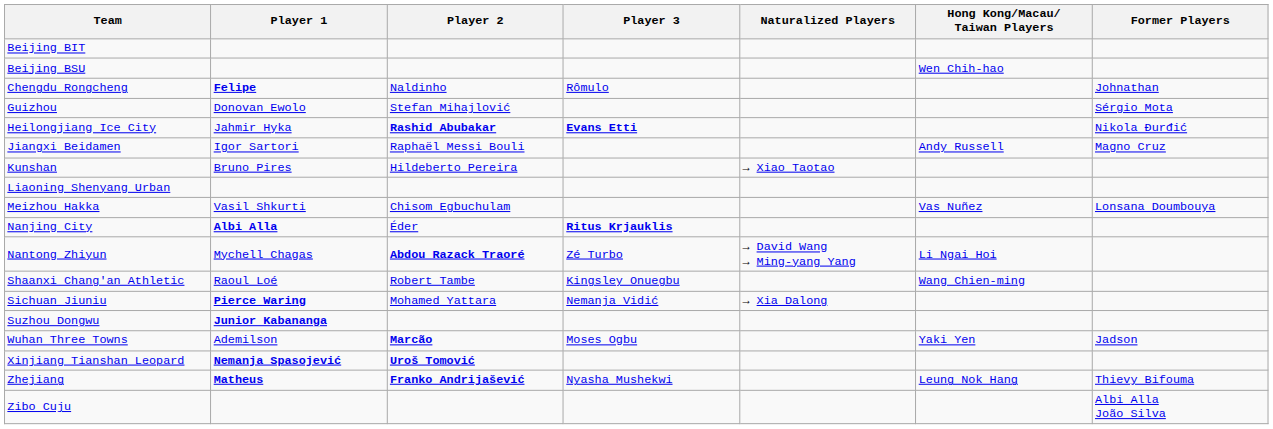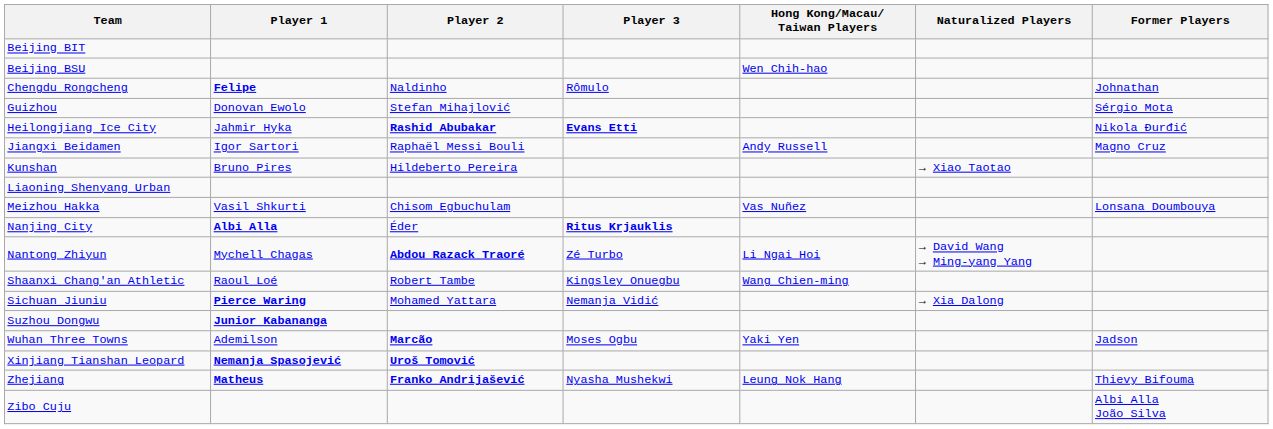columns swapped: (1004, 21) <-> (828, 21)
